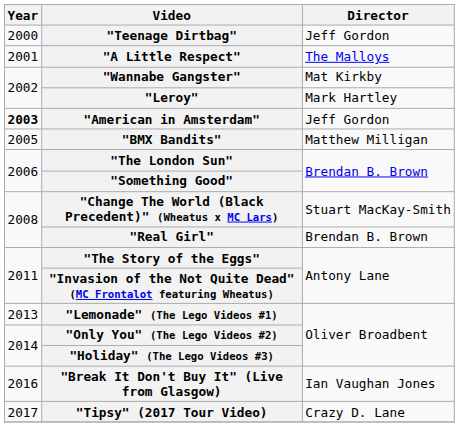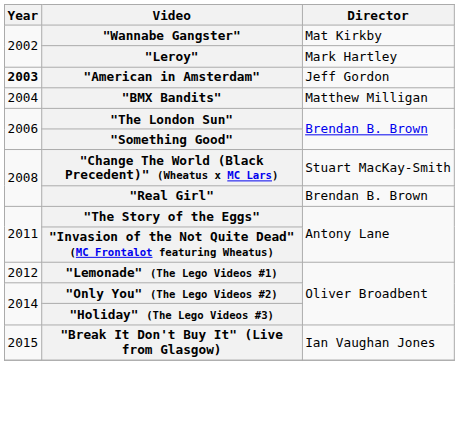- row: (172, 36)
- row: (172, 56)
(23, 139) 2005 -> (23, 98) 2004
(23, 314) 2013 -> (23, 273) 2012
(23, 384) 2016 -> (23, 342) 2015
- row: (172, 412)
